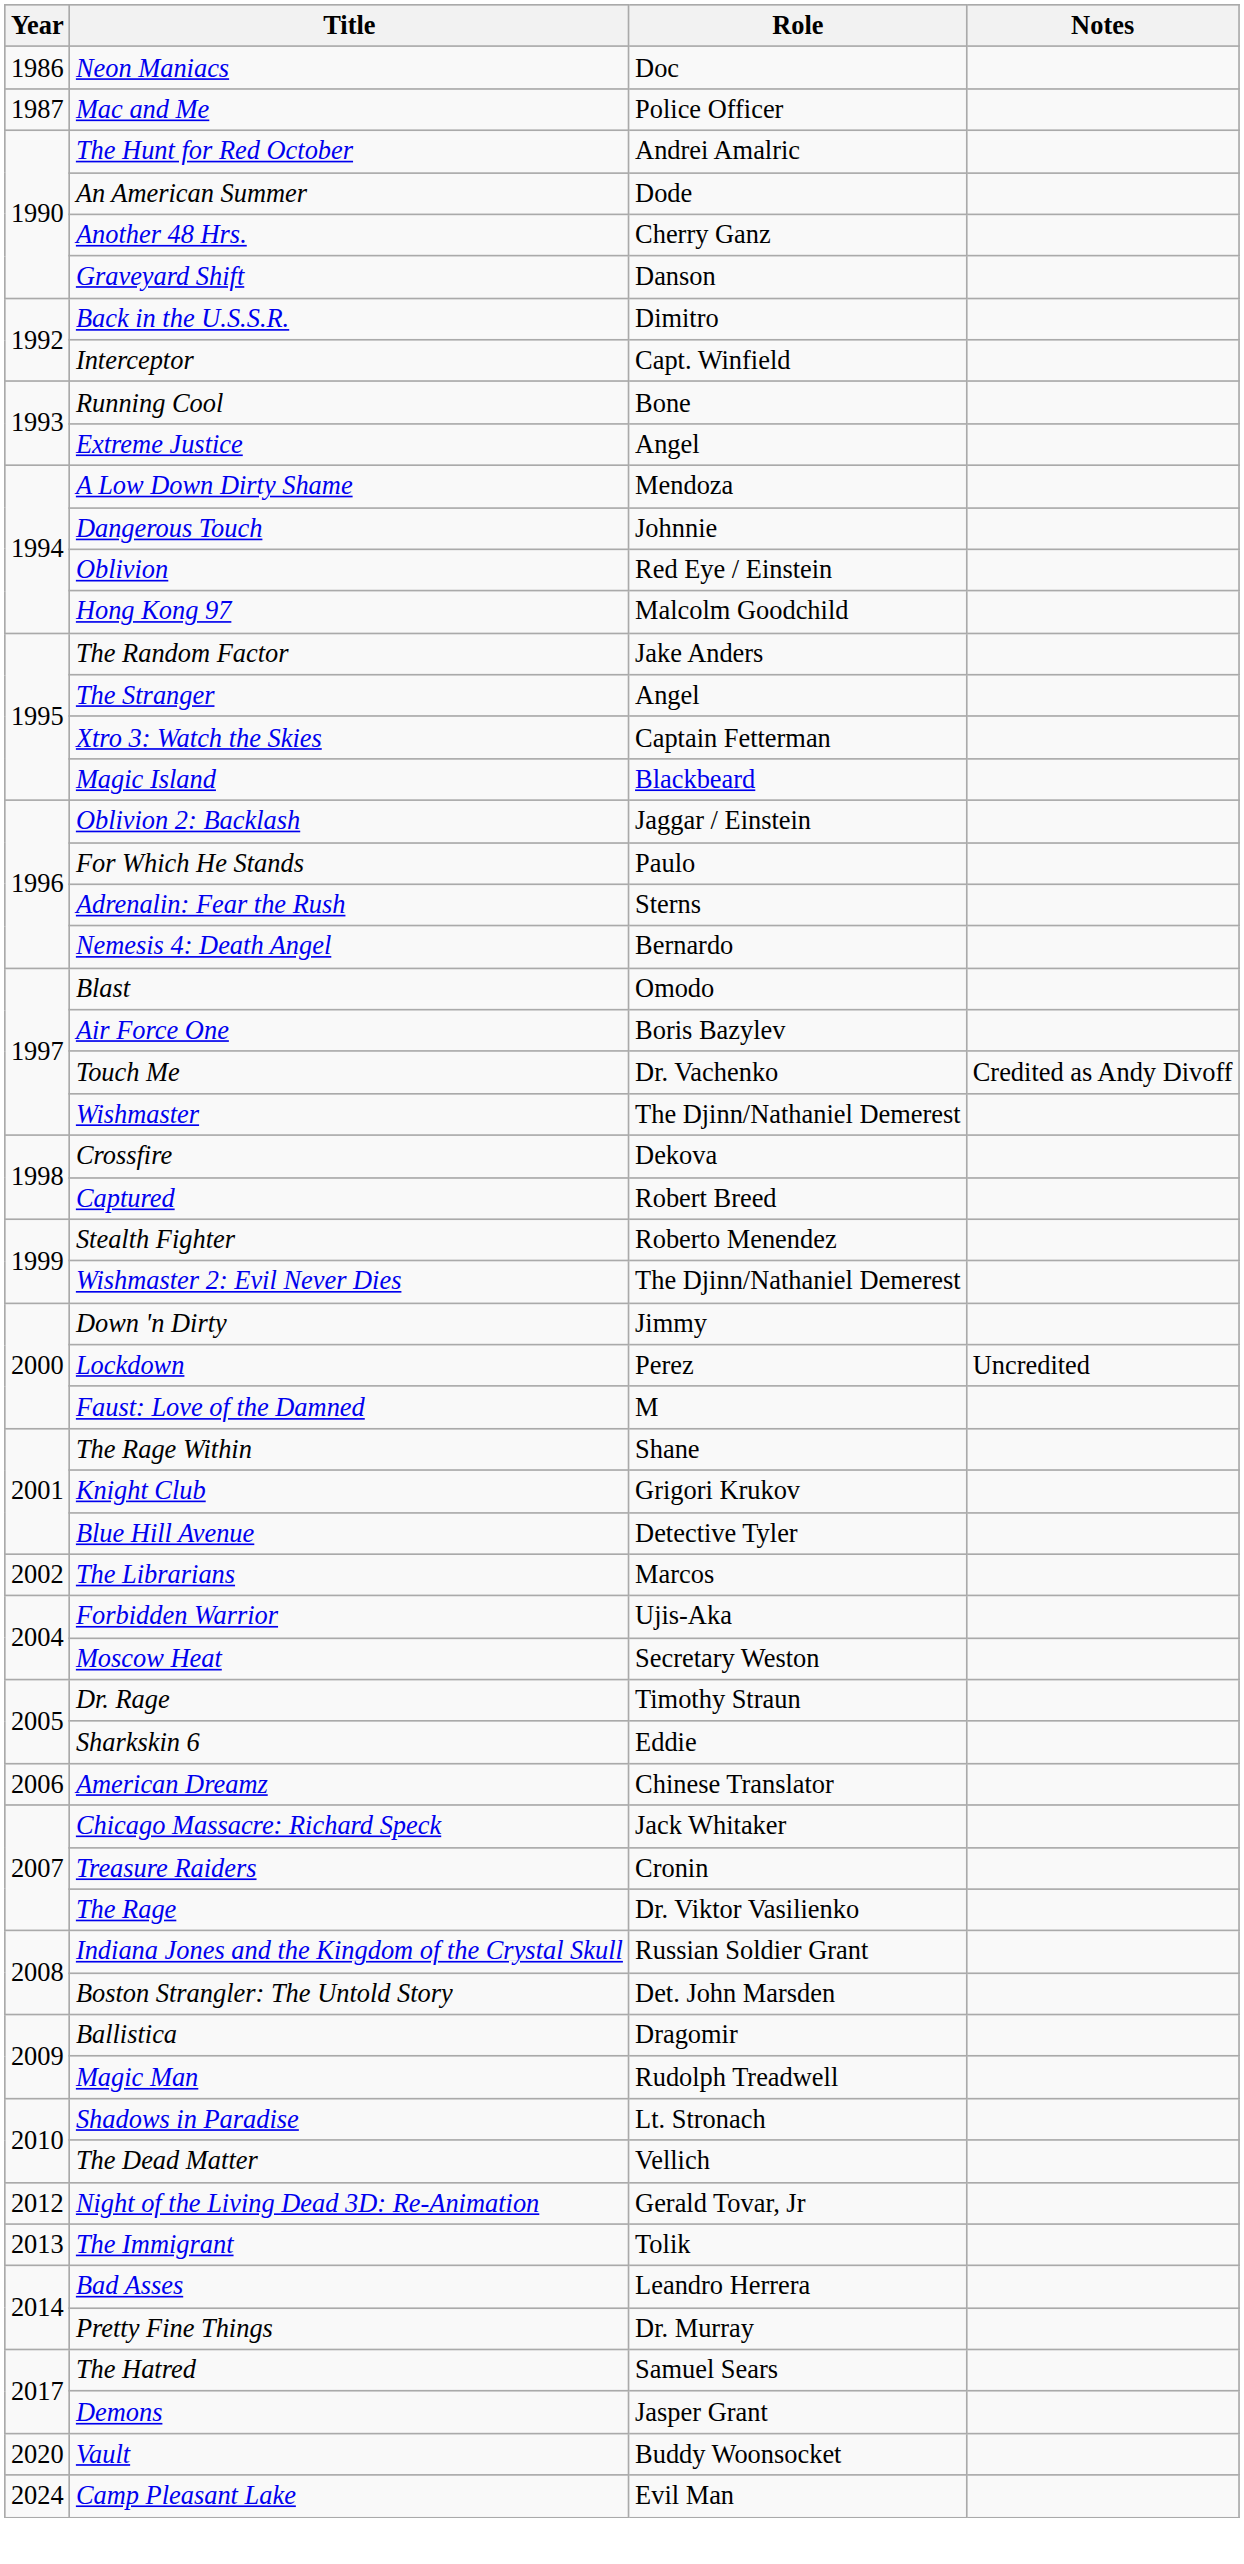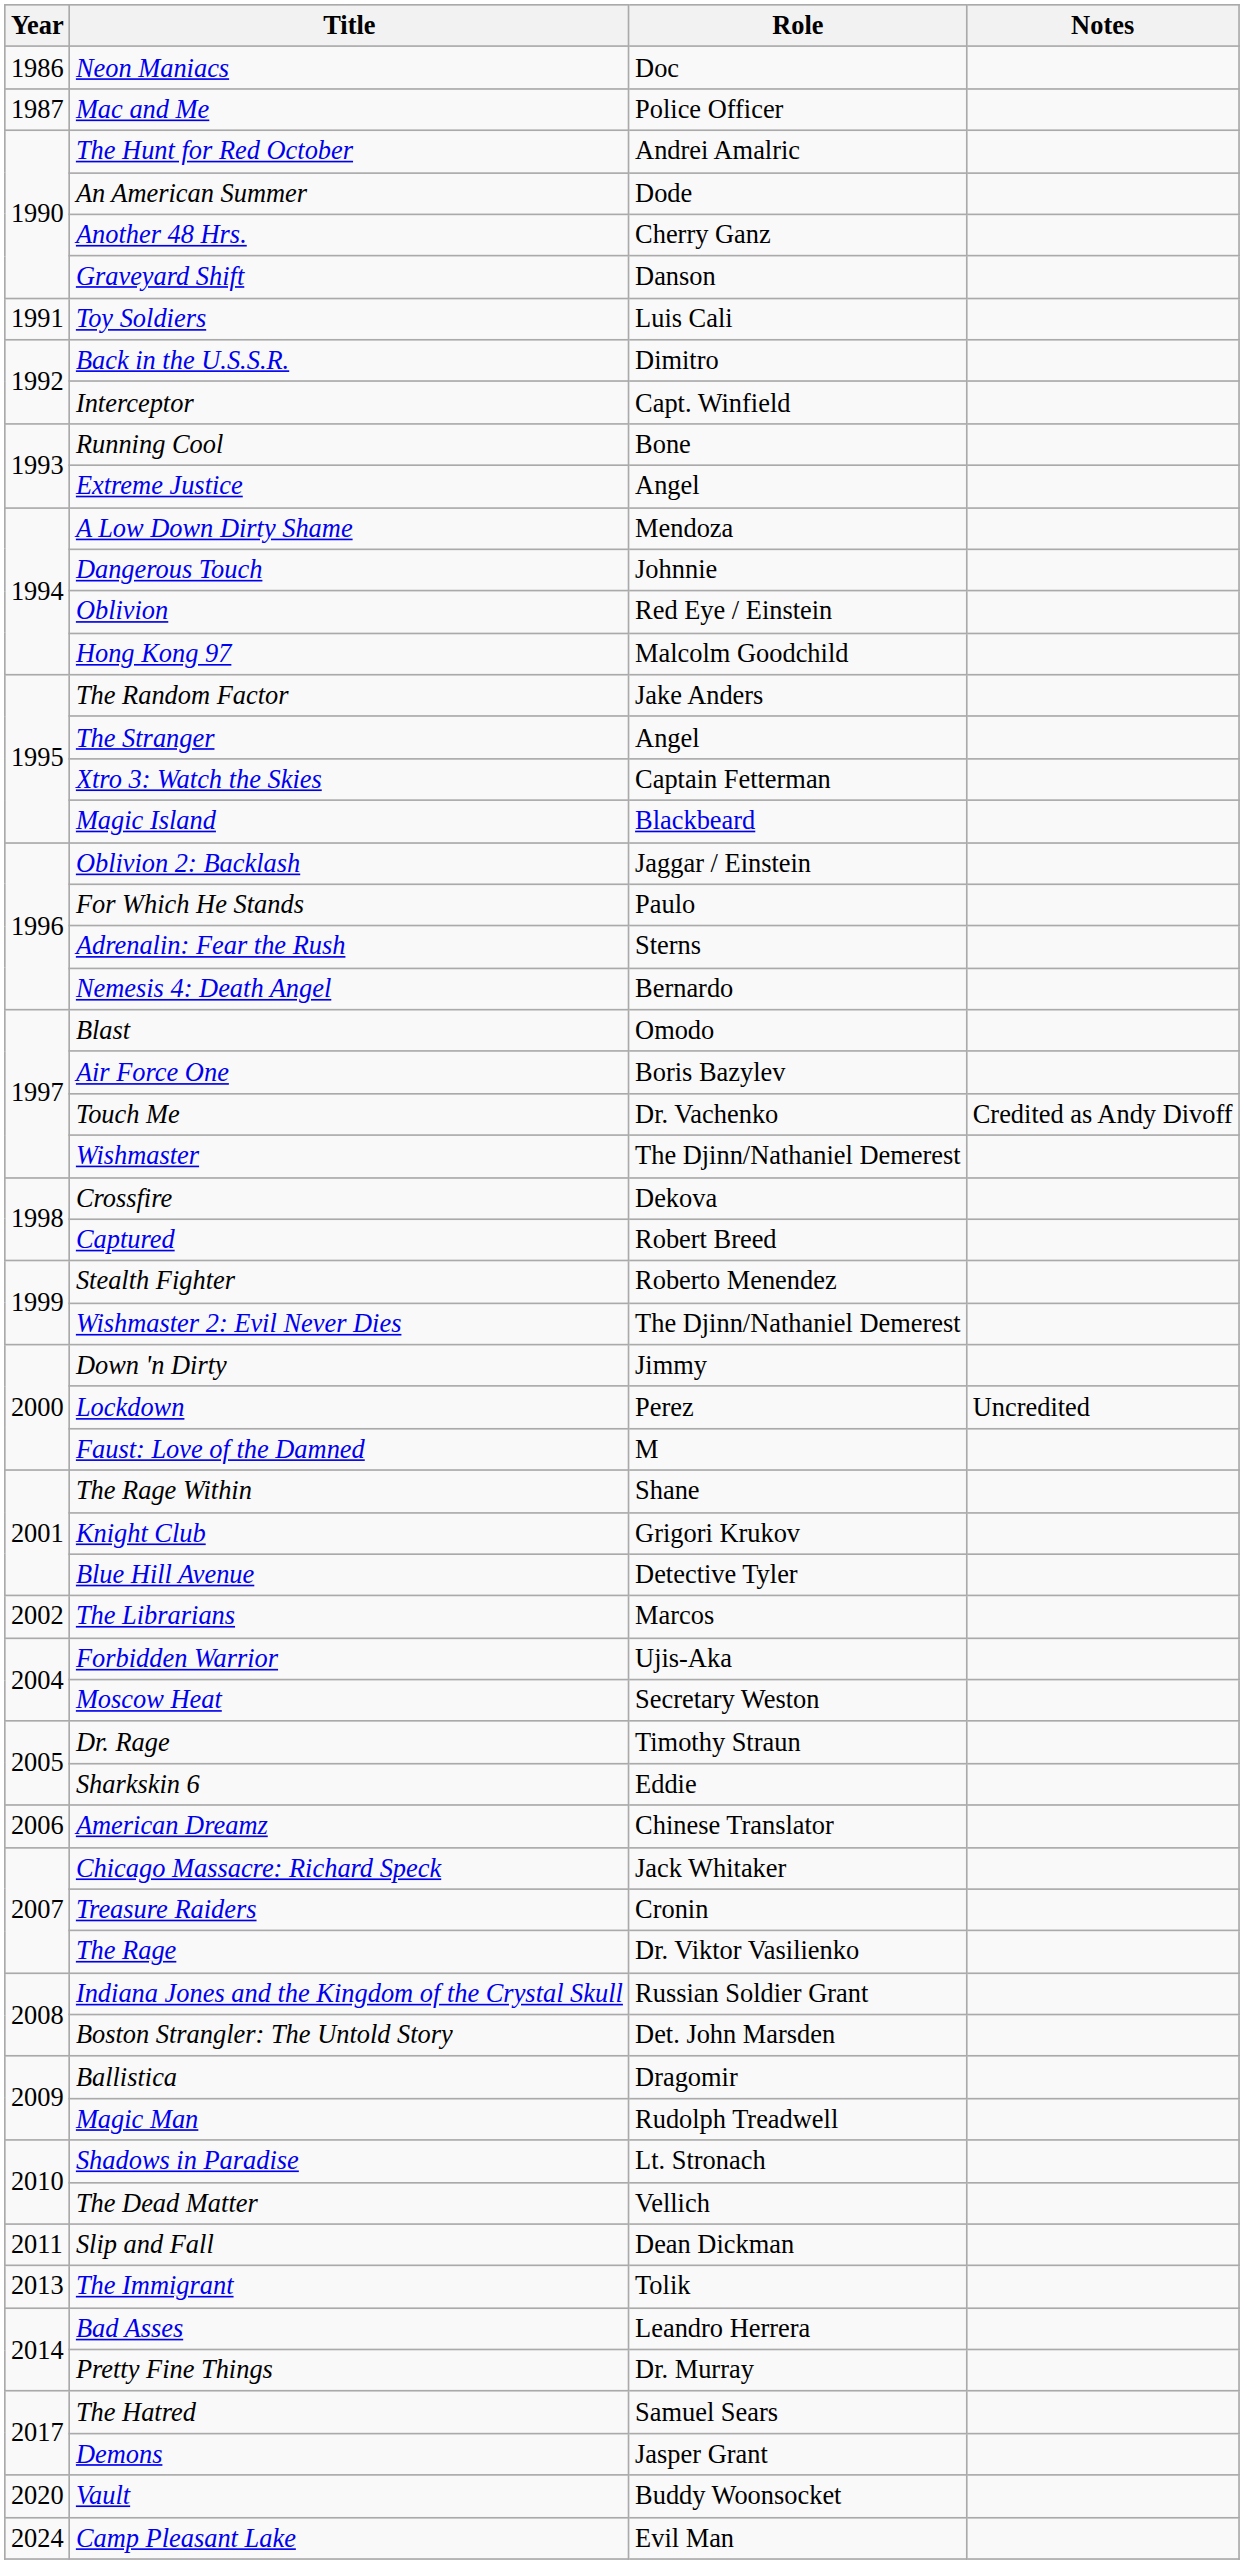+ row: (141, 318)
+ row: (145, 2244)
- row: (308, 2202)
